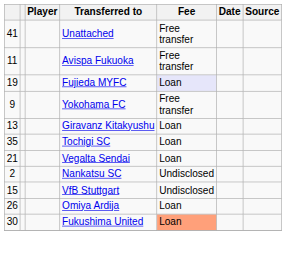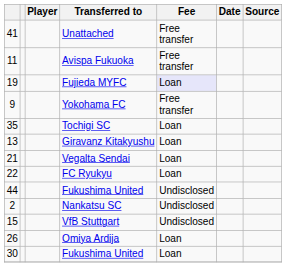rows swapped: (12, 142) <-> (12, 126)
+ row: (12, 174)
+ row: (12, 190)
(170, 222) lightsalmon background -> (170, 254) no background
